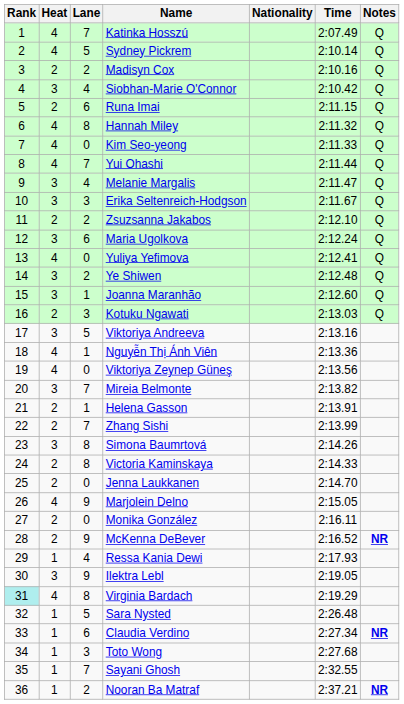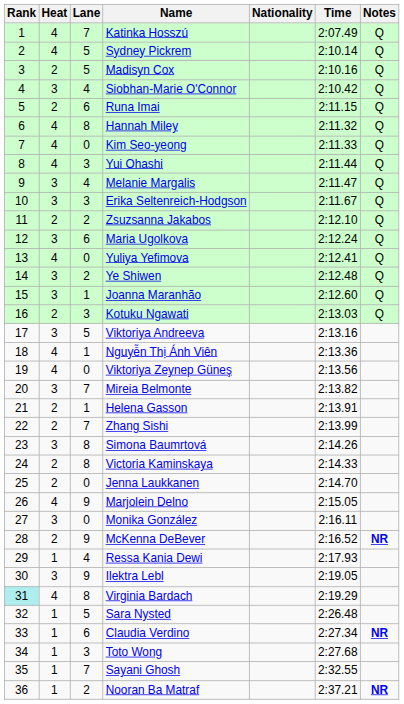(86, 70) 2 -> (86, 70) 5
(86, 164) 7 -> (86, 164) 3
(54, 520) 2 -> (54, 520) 3
